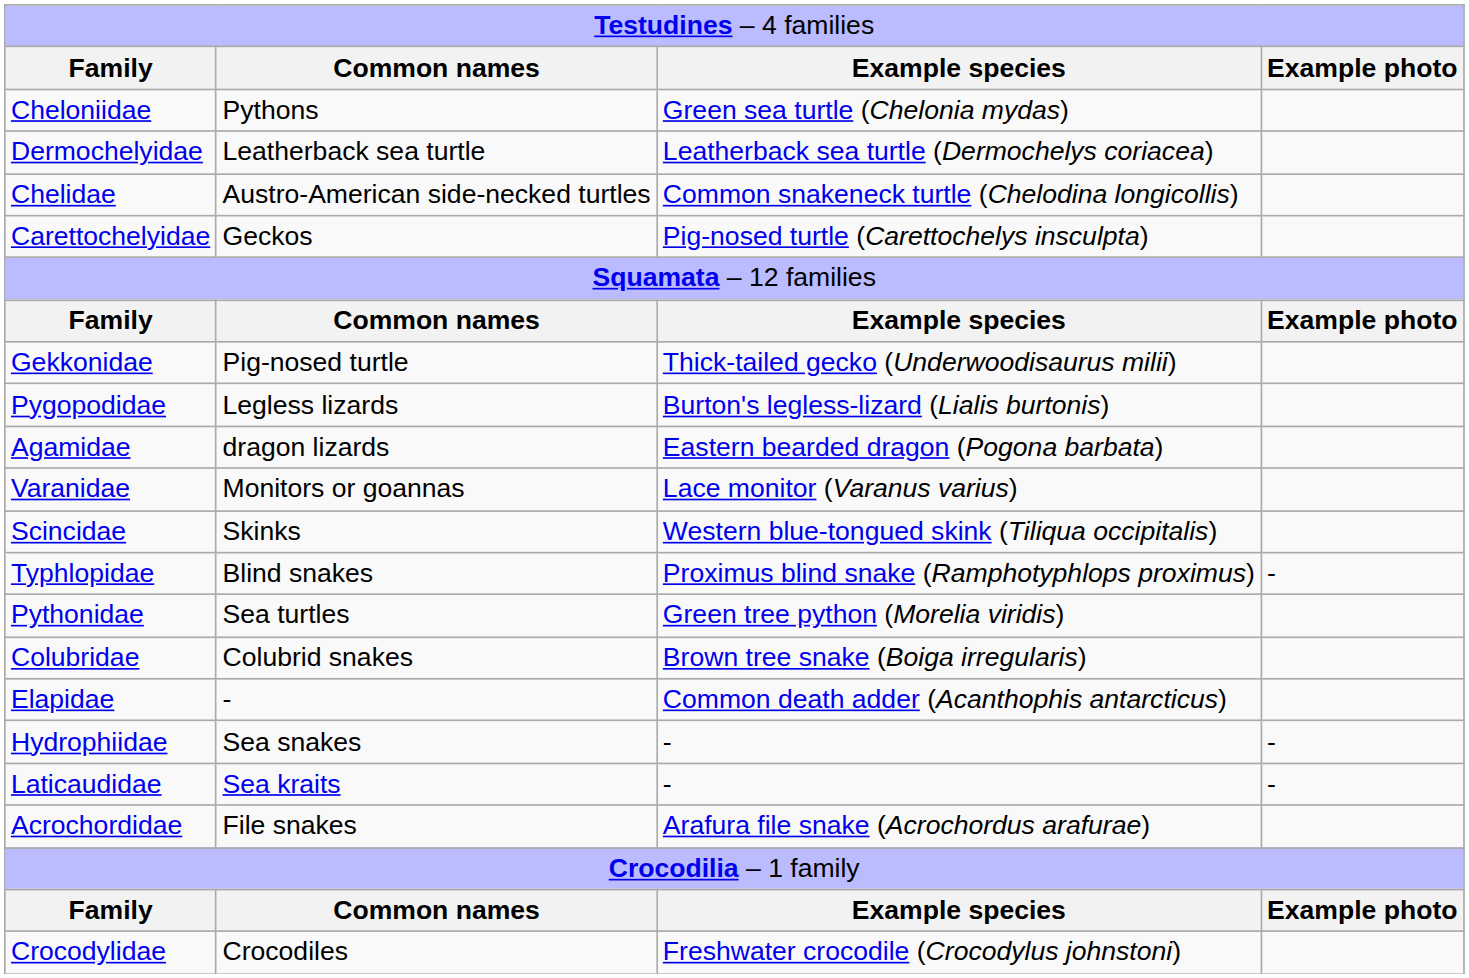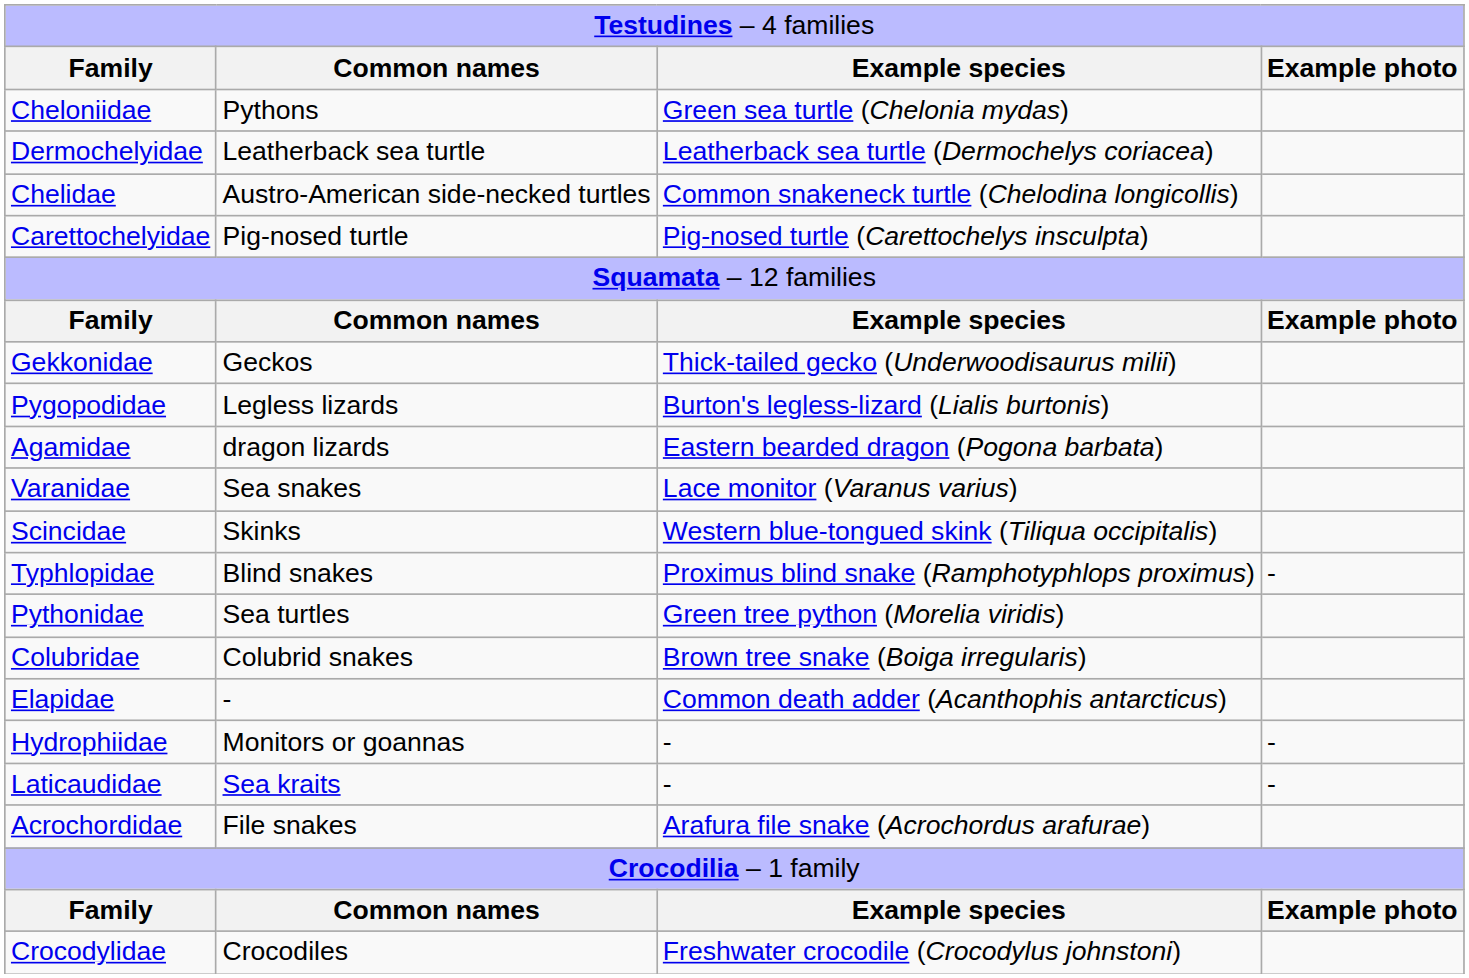(268, 236) Geckos -> (316, 236) Pig-nosed turtle
(316, 362) Pig-nosed turtle -> (268, 362) Geckos
(344, 488) Monitors or goannas -> (292, 488) Sea snakes
(292, 741) Sea snakes -> (344, 741) Monitors or goannas
